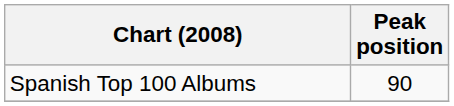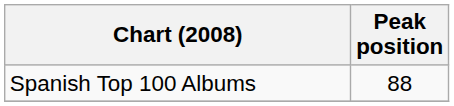(400, 82) 90 -> (400, 82) 88
